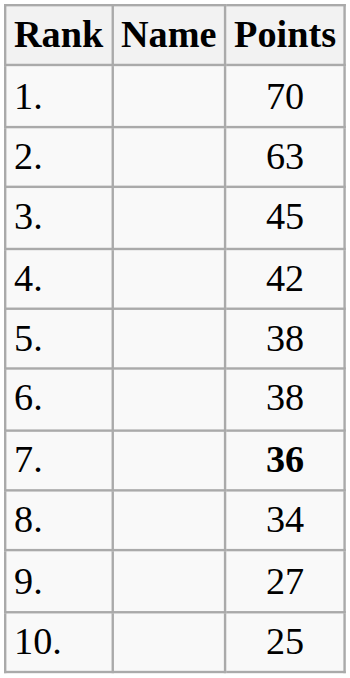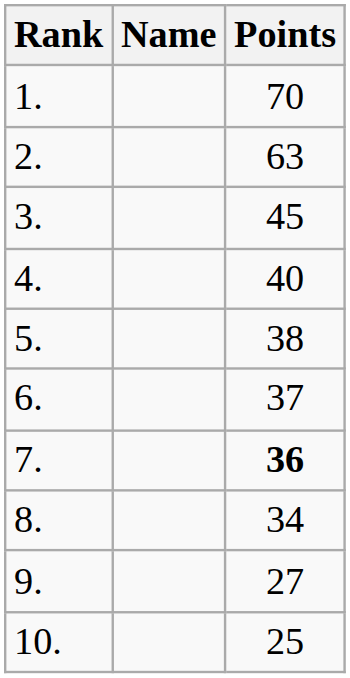(285, 277) 42 -> (285, 277) 40
(285, 398) 38 -> (285, 398) 37
